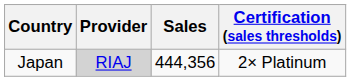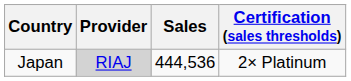(185, 62) 444,356 -> (185, 62) 444,536
